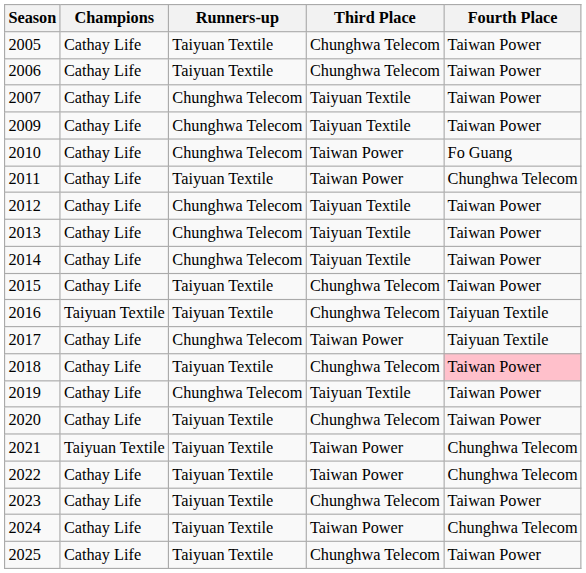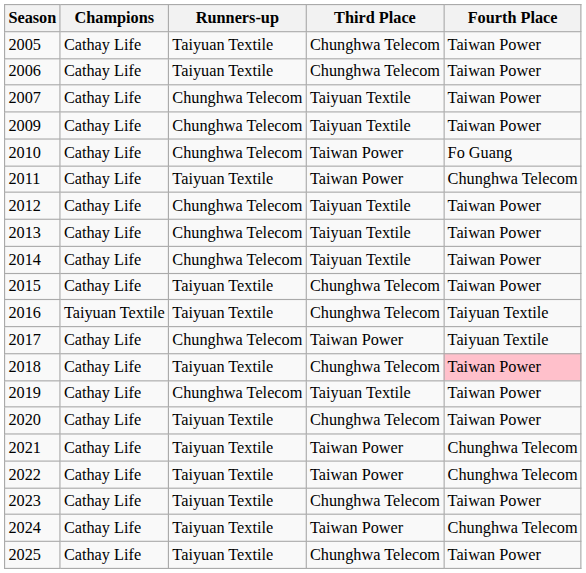(114, 447) Taiyuan Textile -> (103, 447) Cathay Life
